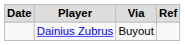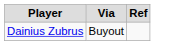- column: (19, 13)
